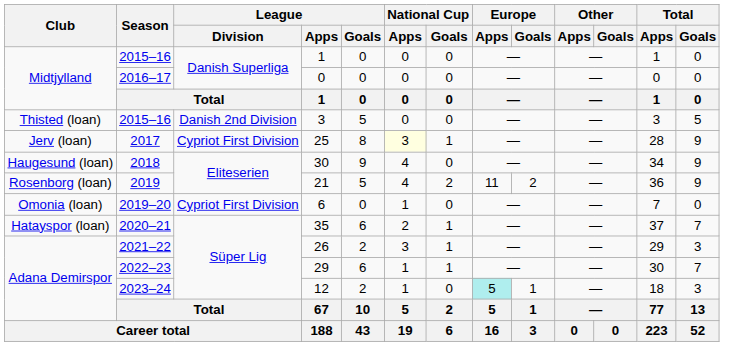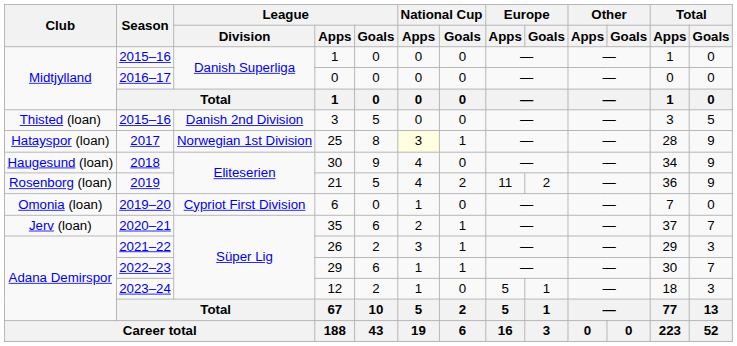(60, 141) Jerv (loan) -> (60, 141) Hatayspor (loan)
(238, 141) Cypriot First Division -> (245, 141) Norwegian 1st Division
(60, 225) Hatayspor (loan) -> (60, 225) Jerv (loan)
(492, 288) paleturquoise background -> (505, 288) no background
